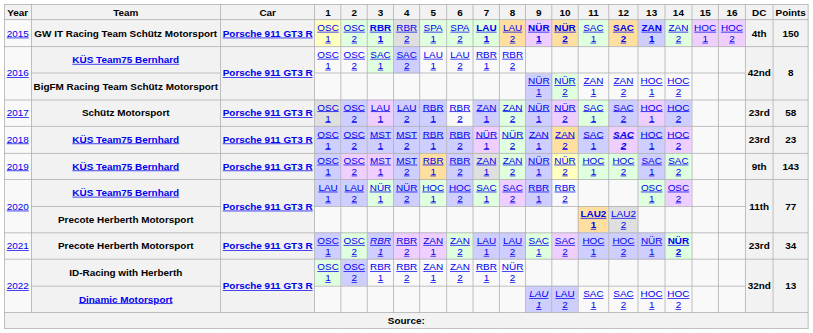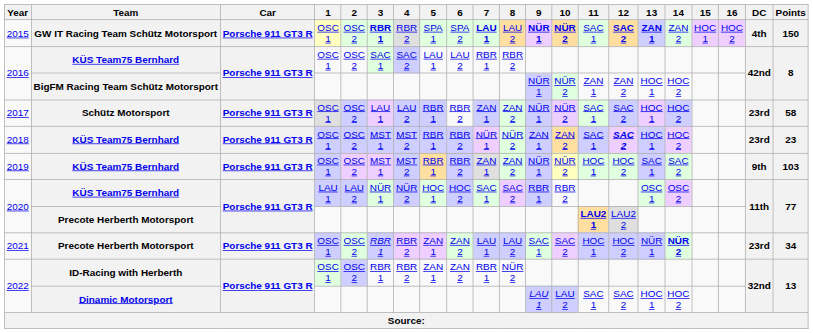(791, 166) 143 -> (791, 166) 103
